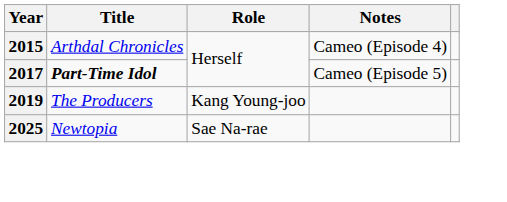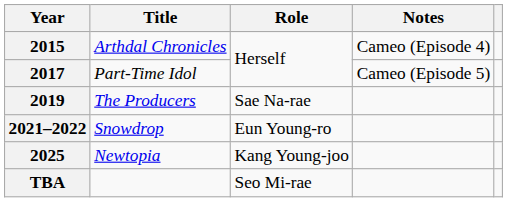(104, 73) bold -> (145, 73) normal
(248, 100) Kang Young-joo -> (273, 100) Sae Na-rae
+ row: (47, 127)
(229, 127) Sae Na-rae -> (292, 155) Kang Young-joo
+ row: (47, 182)
